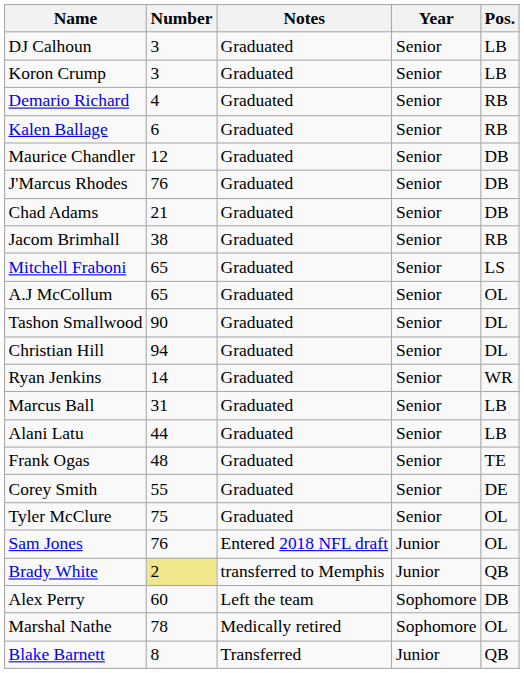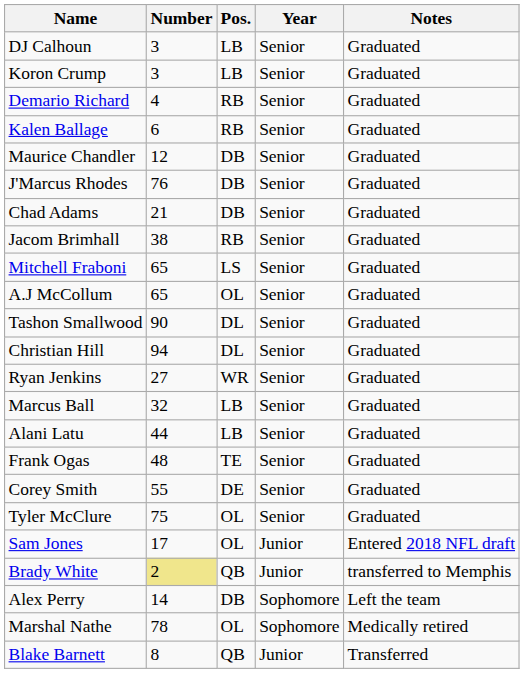columns swapped: (500, 18) <-> (304, 18)
(159, 377) 14 -> (159, 377) 27
(159, 405) 31 -> (159, 405) 32
(159, 543) 76 -> (159, 543) 17
(159, 599) 60 -> (159, 599) 14
